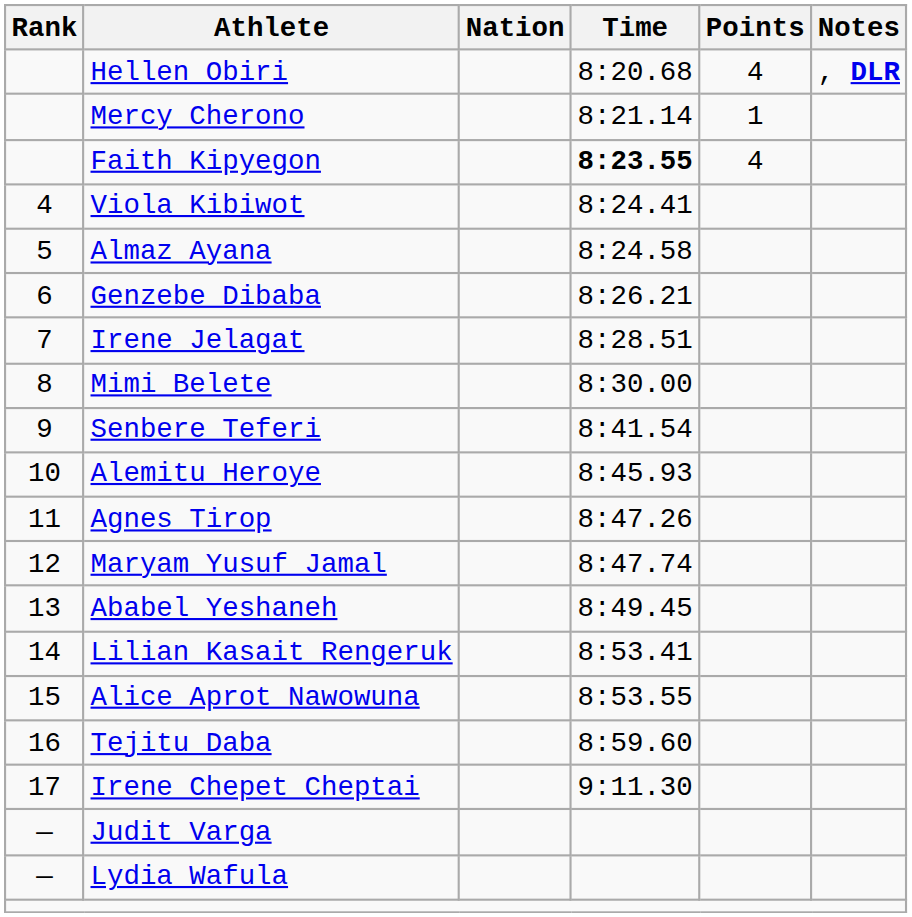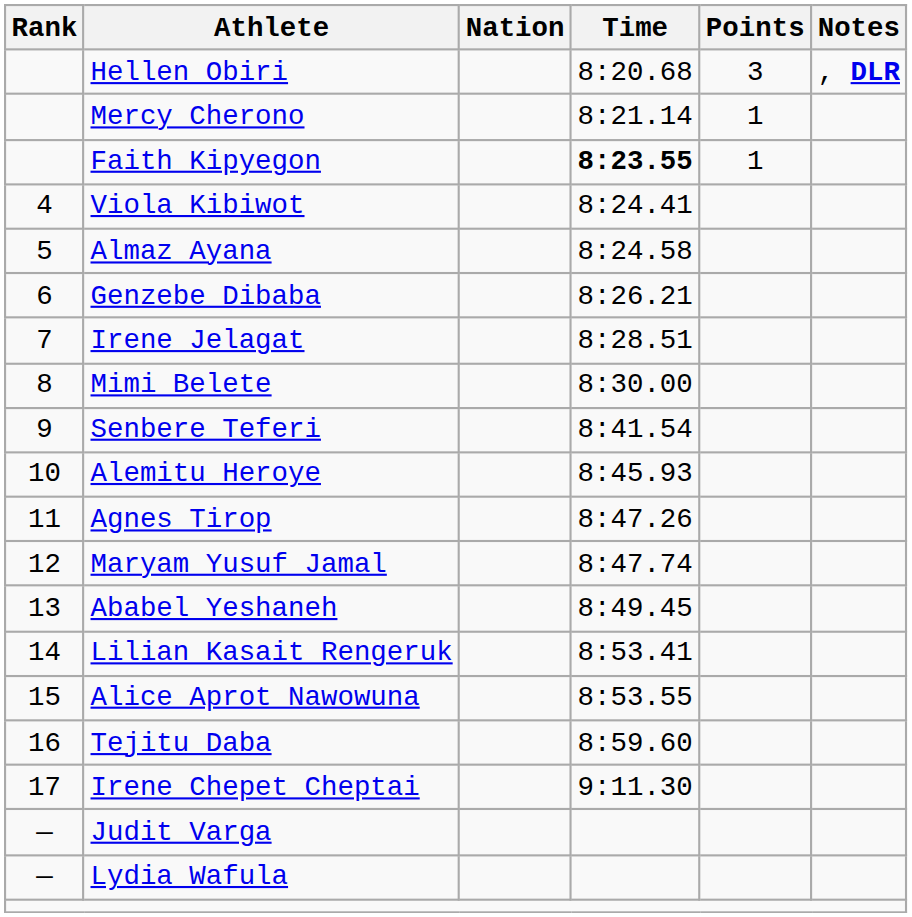(755, 72) 4 -> (755, 72) 3
(755, 162) 4 -> (755, 162) 1
